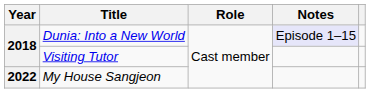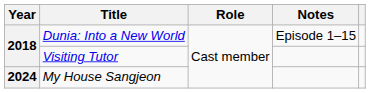(316, 35) lavender background -> (316, 35) no background
(22, 77) 2022 -> (22, 77) 2024
